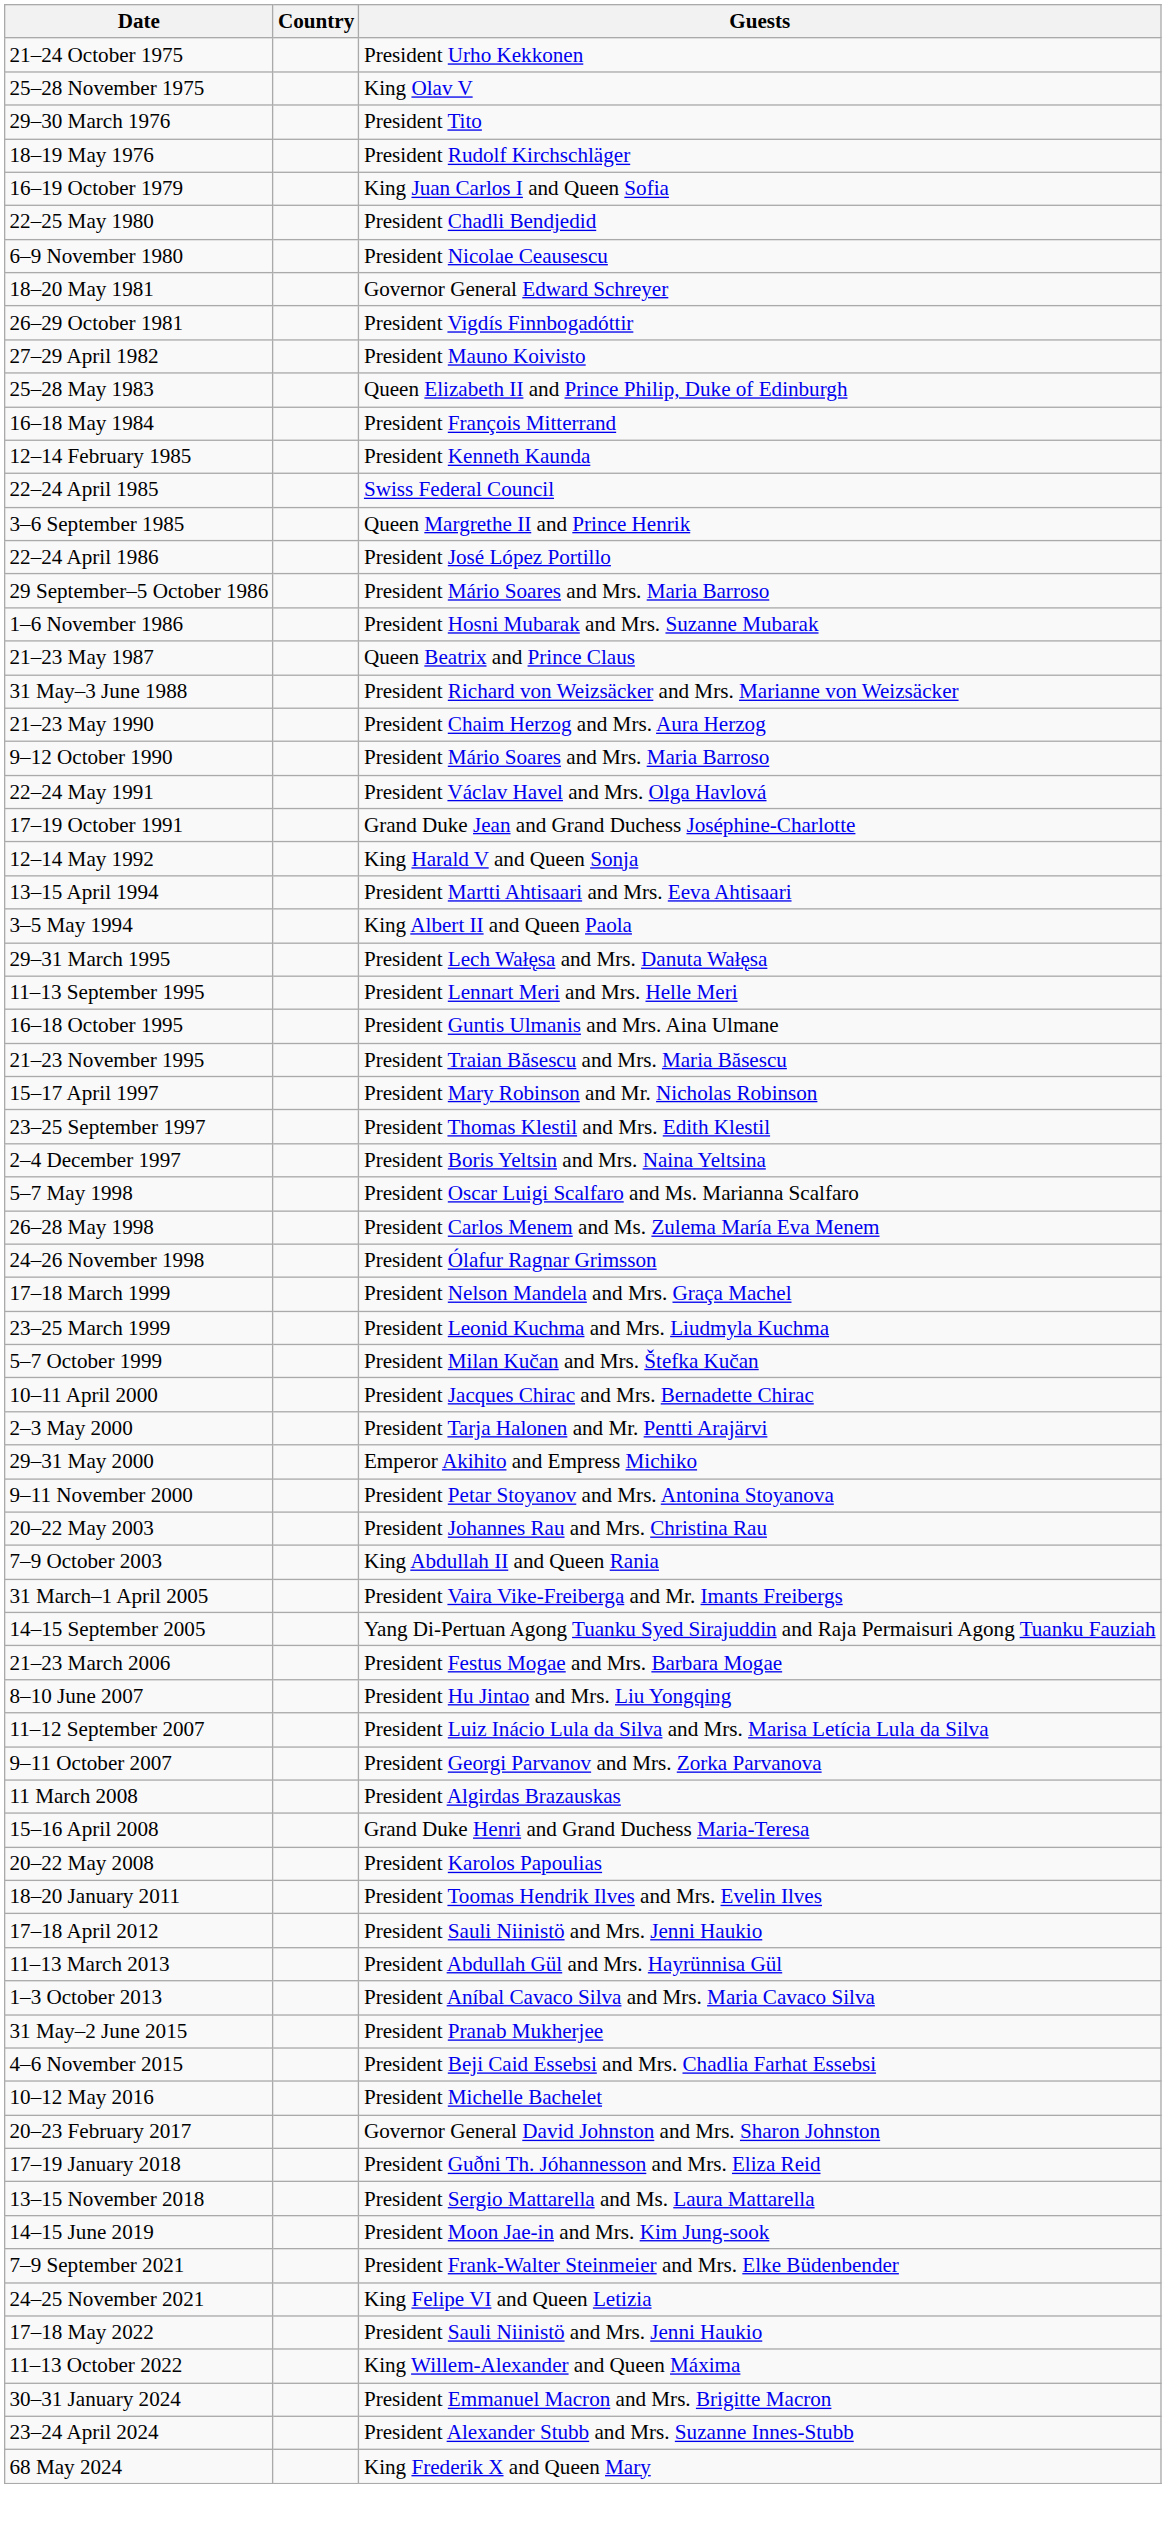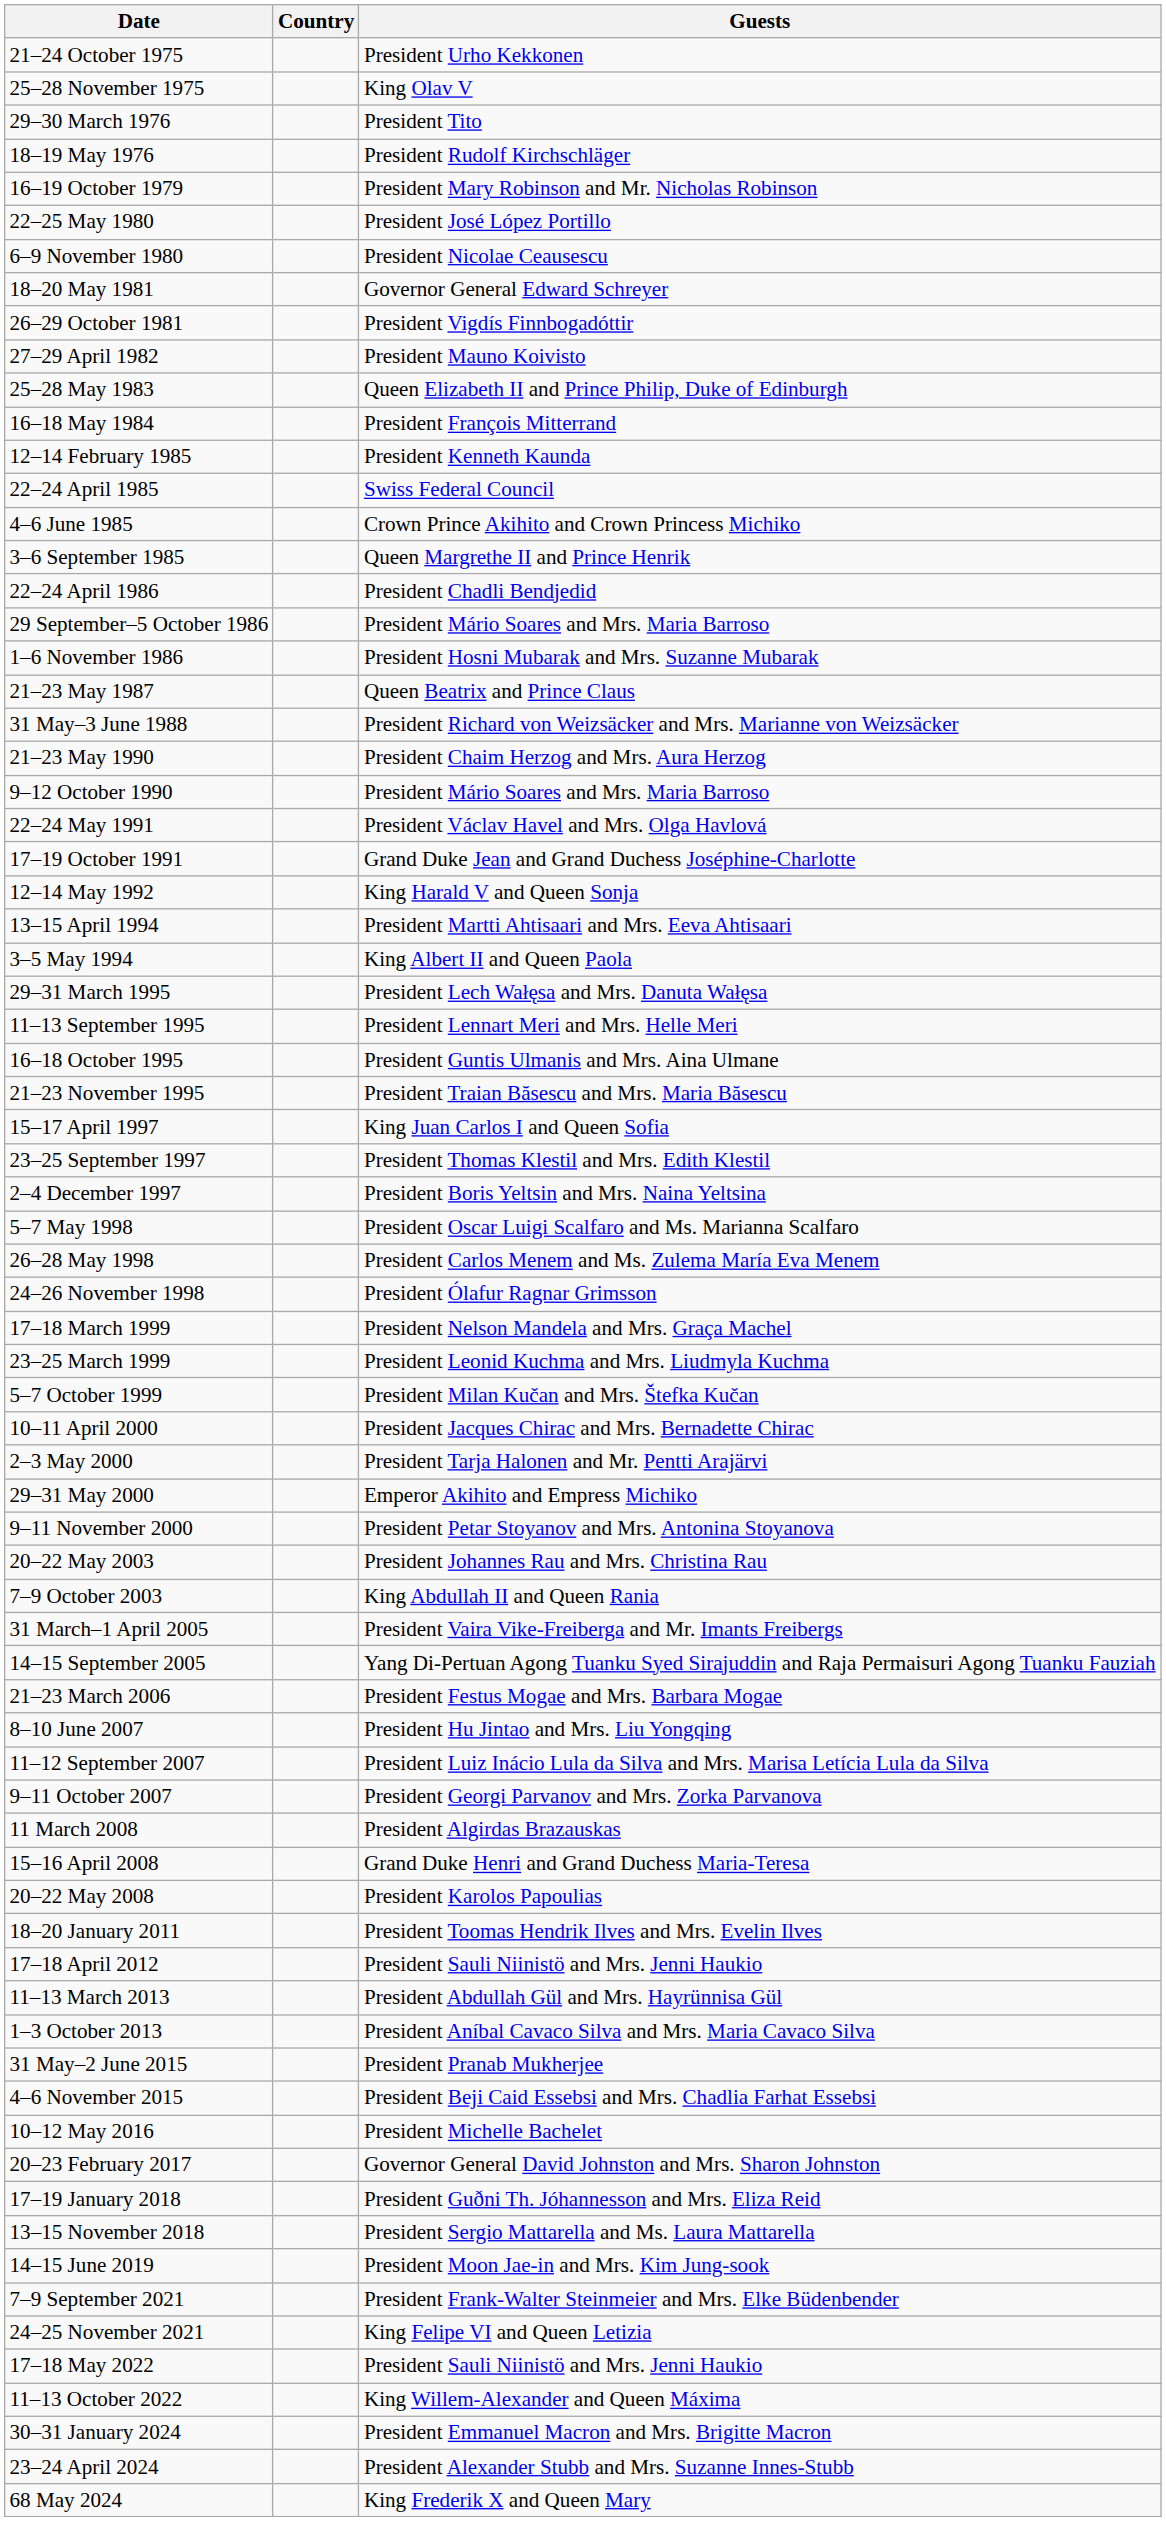(516, 188) King Juan Carlos I and Queen Sofia -> (591, 188) President Mary Robinson and Mr. Nicholas Robinson
(480, 222) President Chadli Bendjedid -> (487, 222) President José López Portillo
+ row: (71, 523)
(487, 557) President José López Portillo -> (480, 590) President Chadli Bendjedid
(591, 1093) President Mary Robinson and Mr. Nicholas Robinson -> (516, 1126) King Juan Carlos I and Queen Sofia
